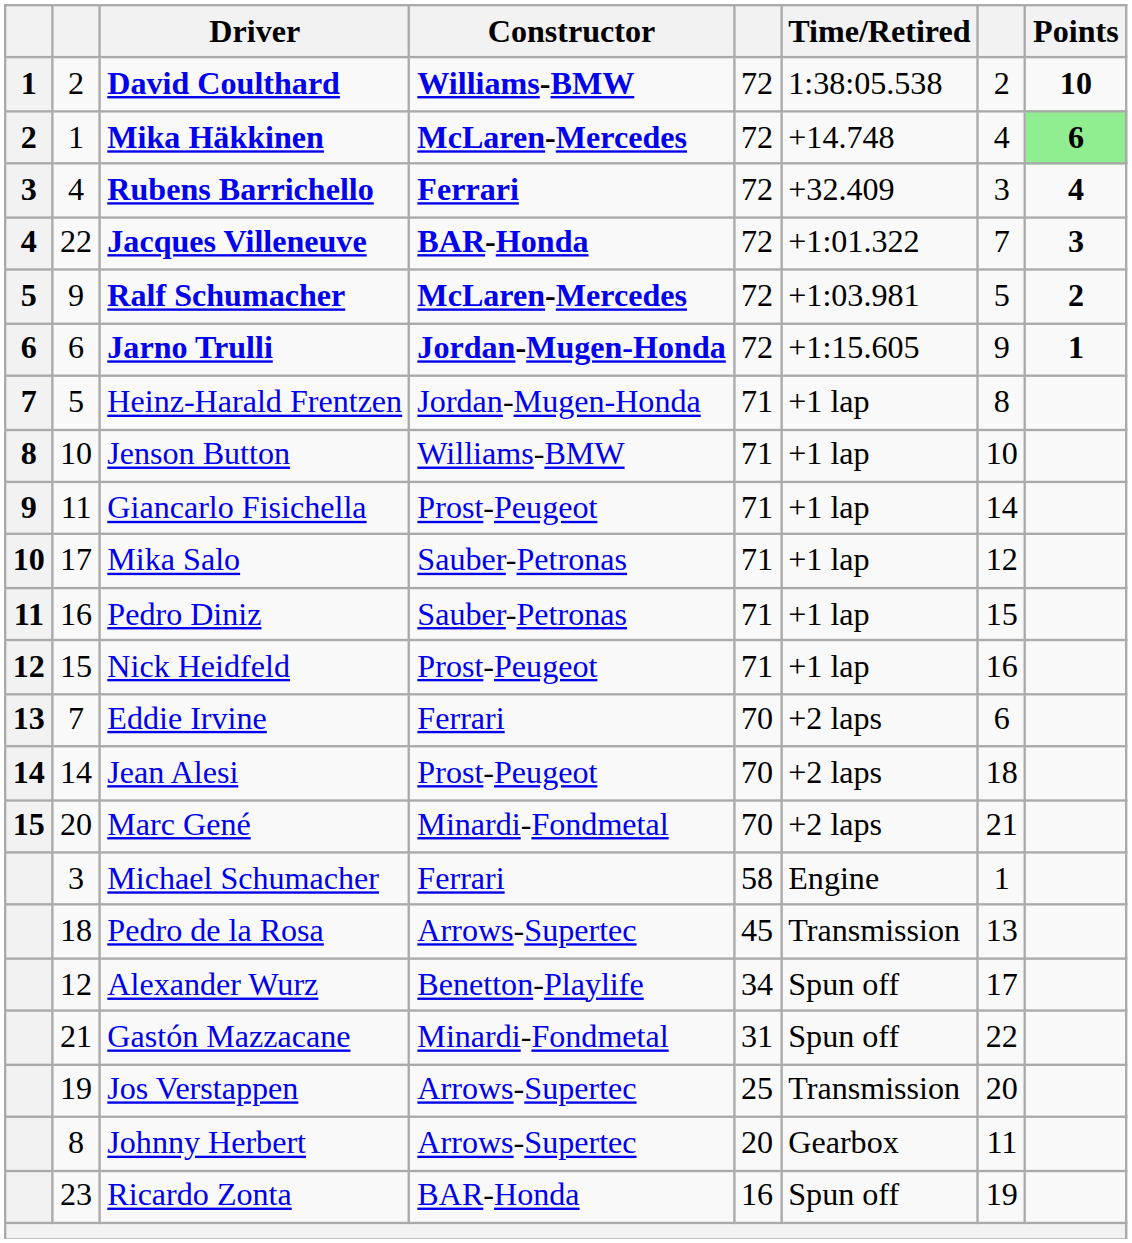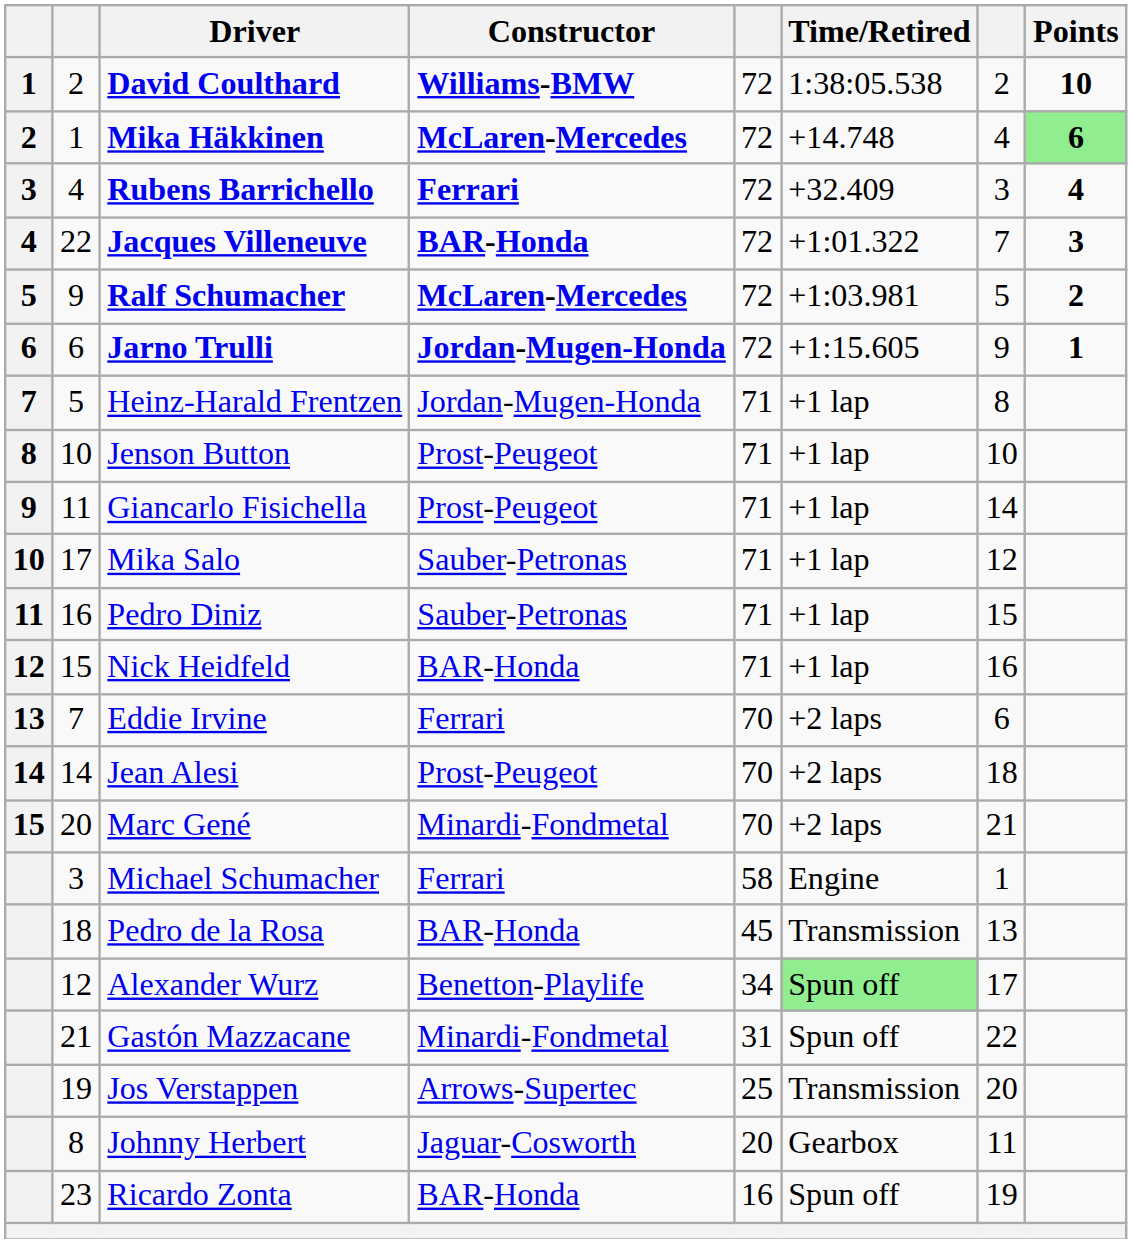(521, 454) Williams-BMW -> (507, 454) Prost-Peugeot
(507, 665) Prost-Peugeot -> (498, 665) BAR-Honda
(527, 930) Arrows-Supertec -> (498, 930) BAR-Honda
(844, 983) no background -> (844, 983) lightgreen background
(527, 1142) Arrows-Supertec -> (527, 1142) Jaguar-Cosworth
